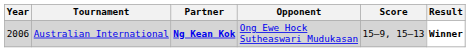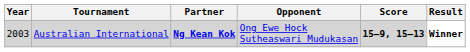(18, 33) 2006 -> (18, 33) 2003
(394, 33) normal -> (394, 33) bold
